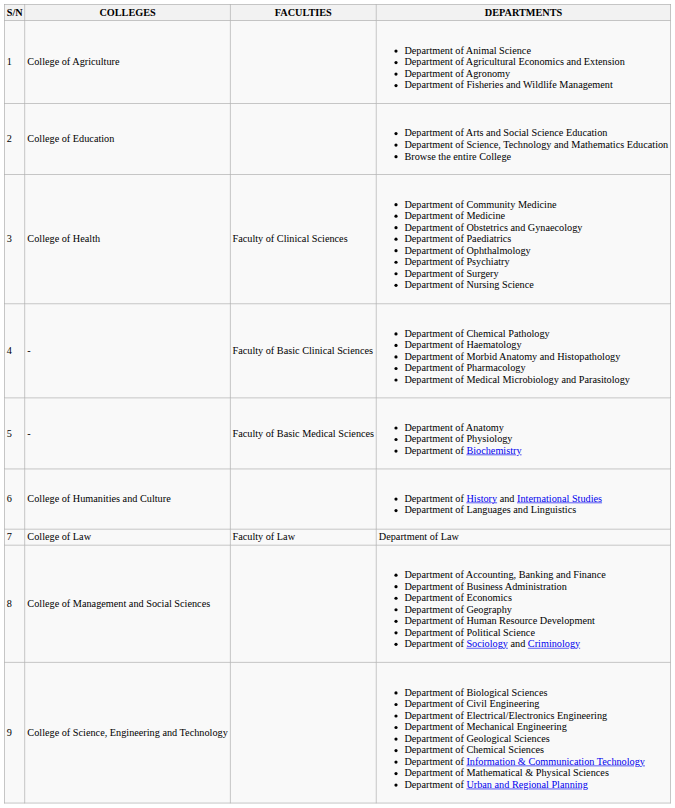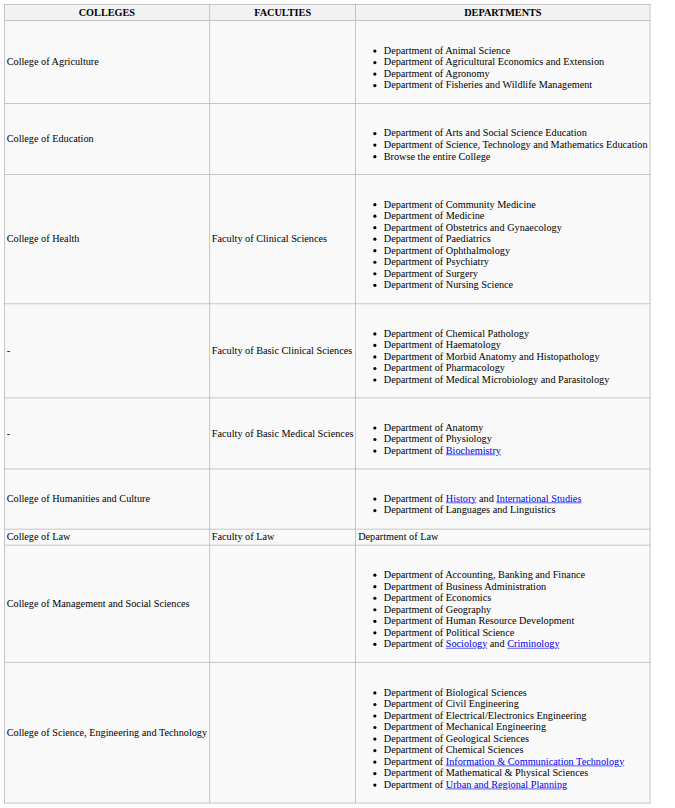- column: (15, 12)
